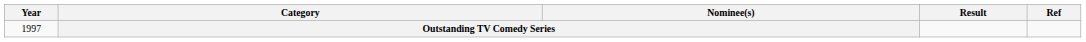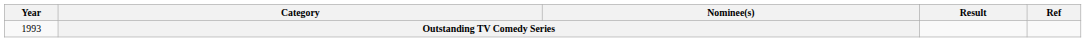(31, 29) 1997 -> (31, 29) 1993
